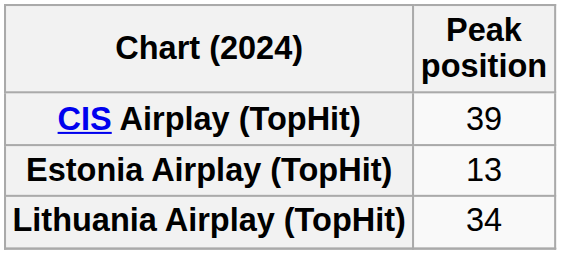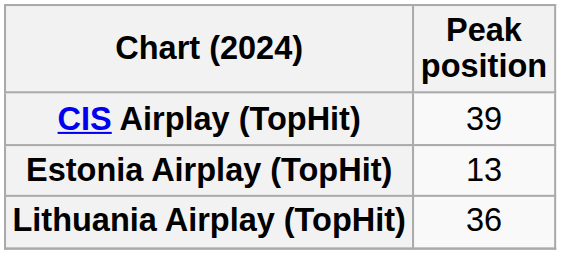(484, 221) 34 -> (484, 221) 36
